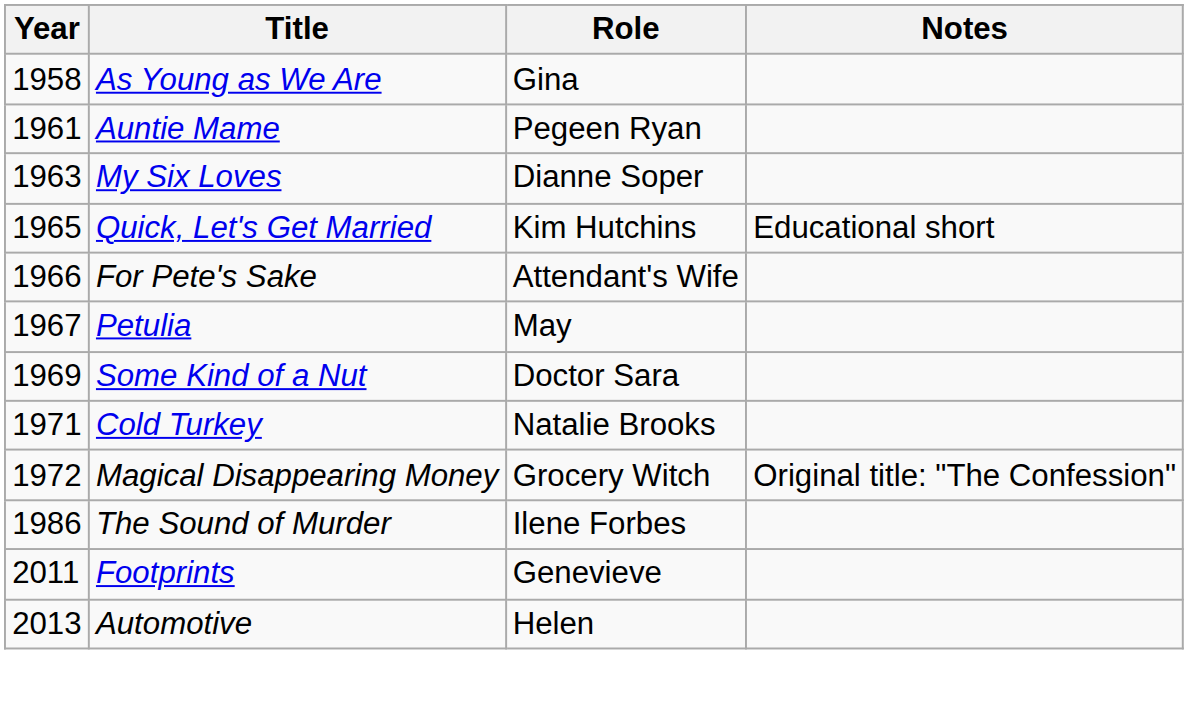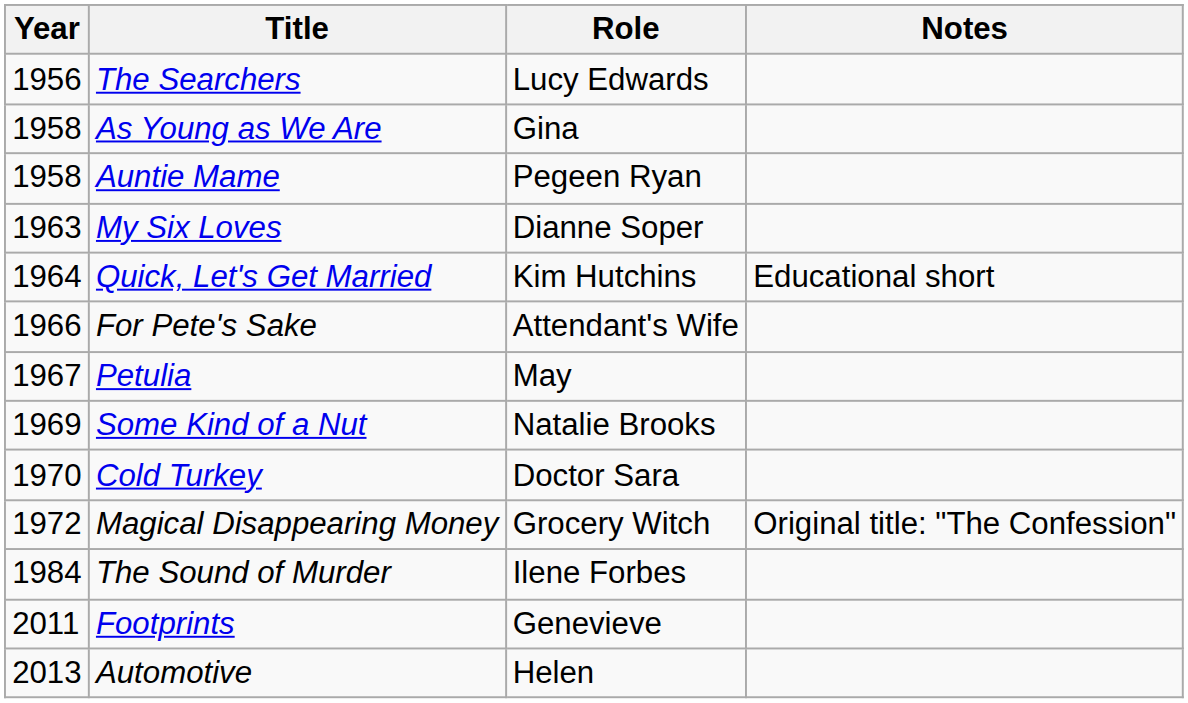+ row: (198, 78)
(47, 128) 1961 -> (47, 177) 1958
(47, 227) 1965 -> (47, 276) 1964
(596, 375) Doctor Sara -> (614, 425) Natalie Brooks
(47, 425) 1971 -> (47, 474) 1970
(614, 425) Natalie Brooks -> (596, 474) Doctor Sara
(47, 524) 1986 -> (47, 573) 1984
